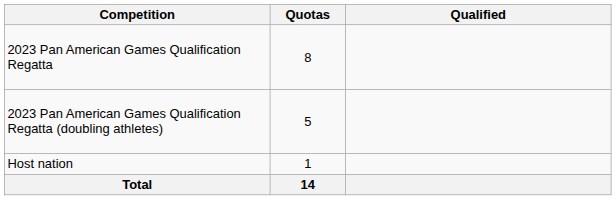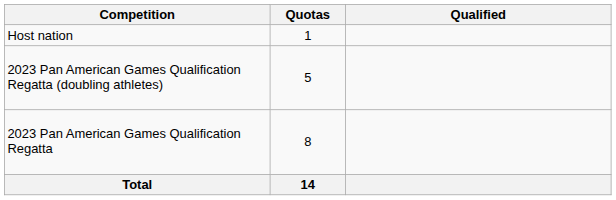rows swapped: (40, 163) <-> (124, 57)
